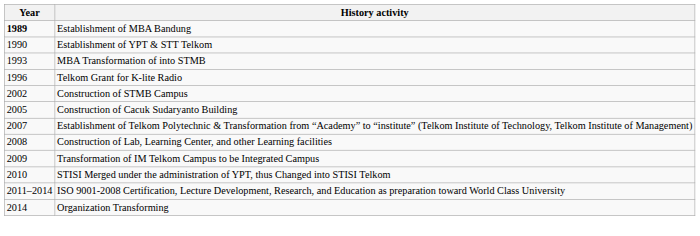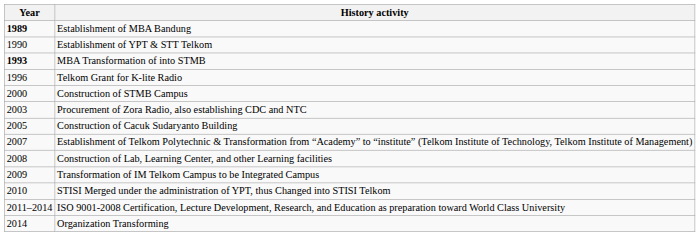(17, 61) normal -> (17, 61) bold
(17, 93) 2002 -> (17, 93) 2000
+ row: (182, 110)
